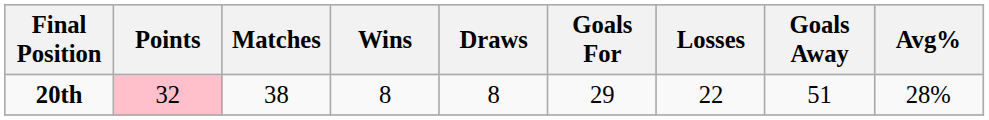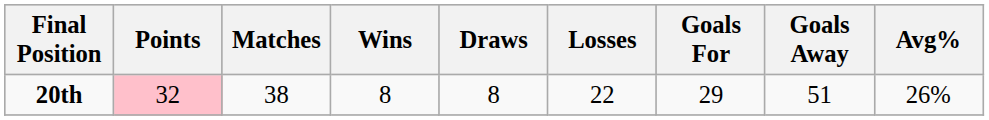columns swapped: (711, 39) <-> (602, 39)
(928, 94) 28% -> (928, 94) 26%
